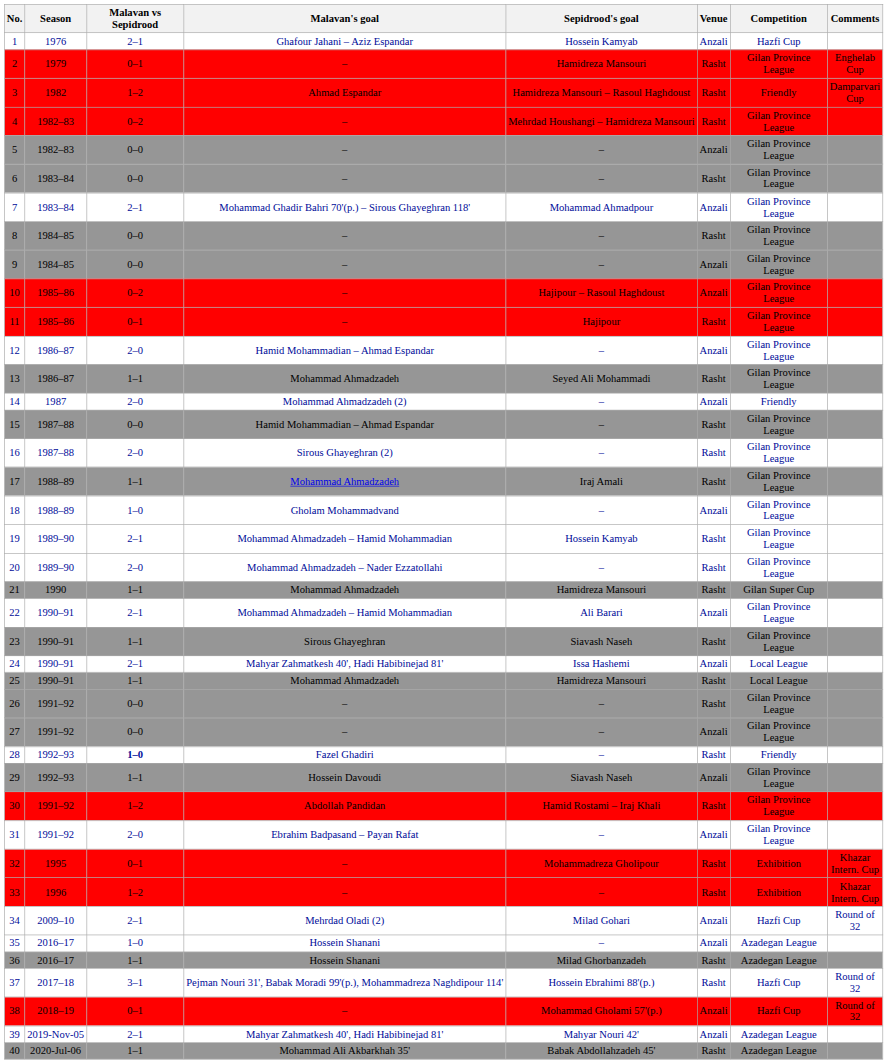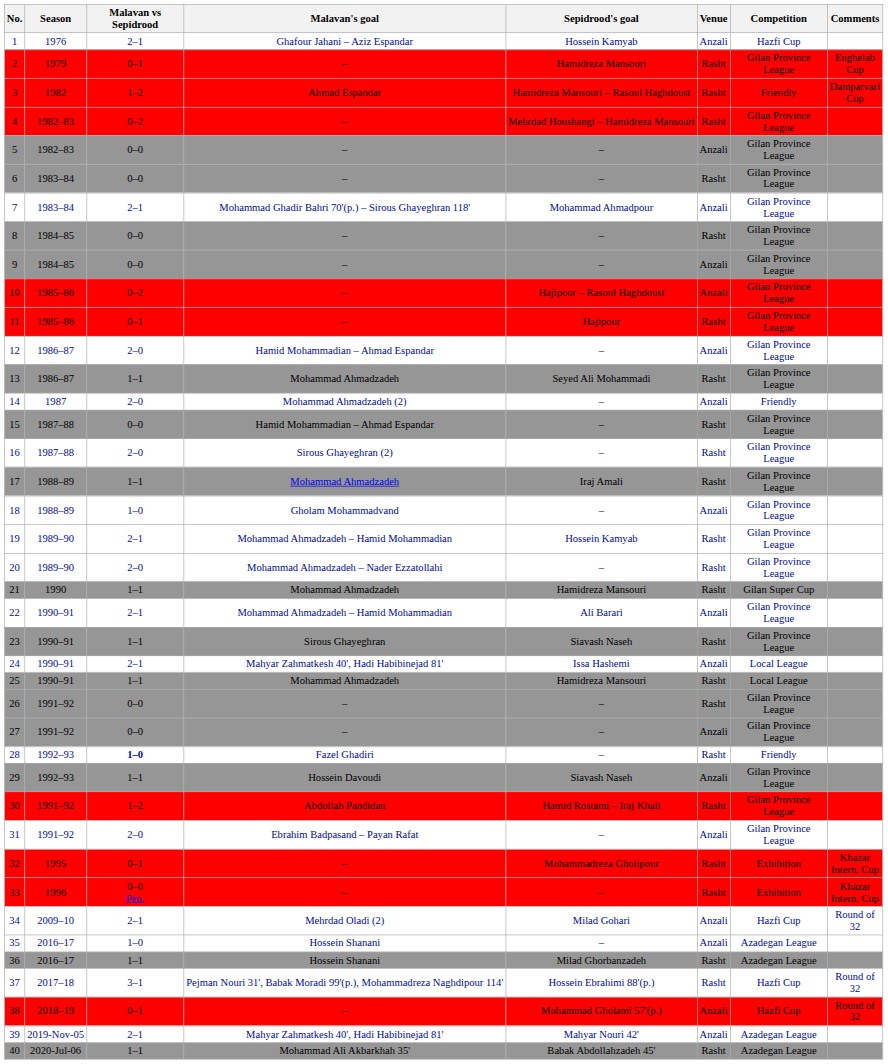(135, 892) 1–2 -> (135, 892) 0–0 Pen.
